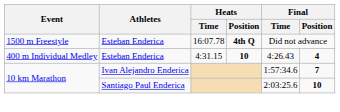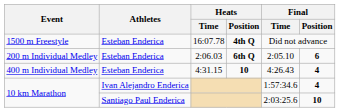+ row: (52, 56)
(317, 71) 7 -> (317, 85) 4
